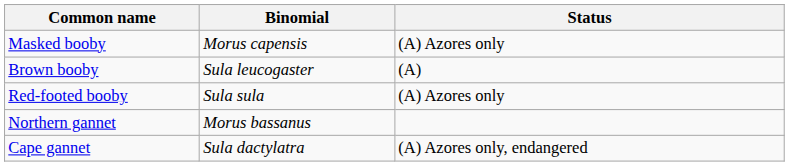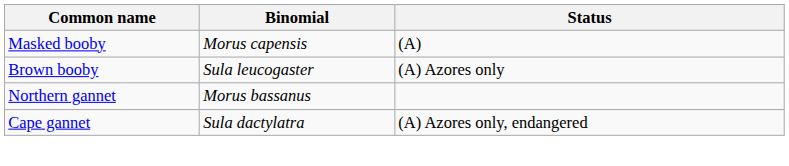(451, 43) (A) Azores only -> (410, 43) (A)
(410, 69) (A) -> (451, 69) (A) Azores only
- row: (68, 95)
